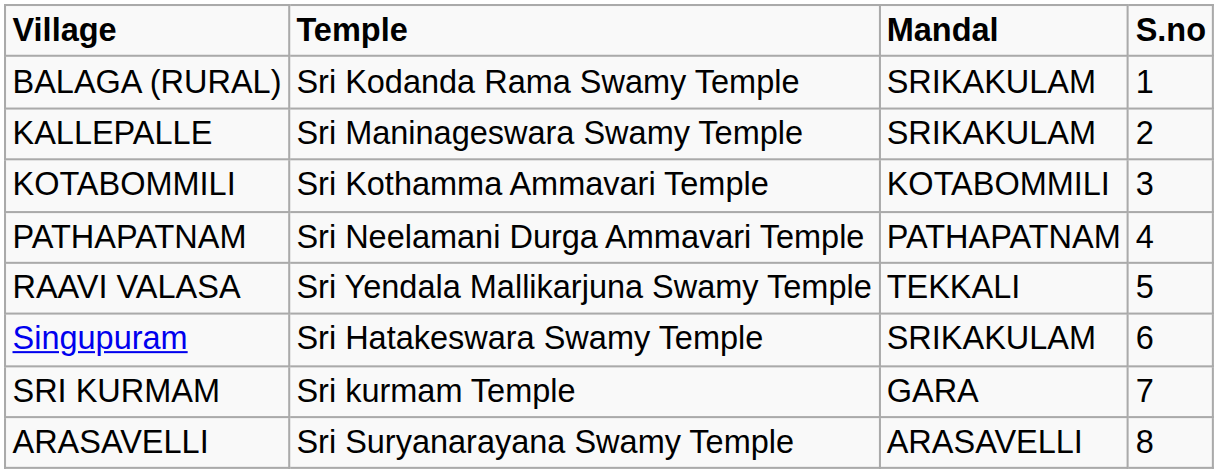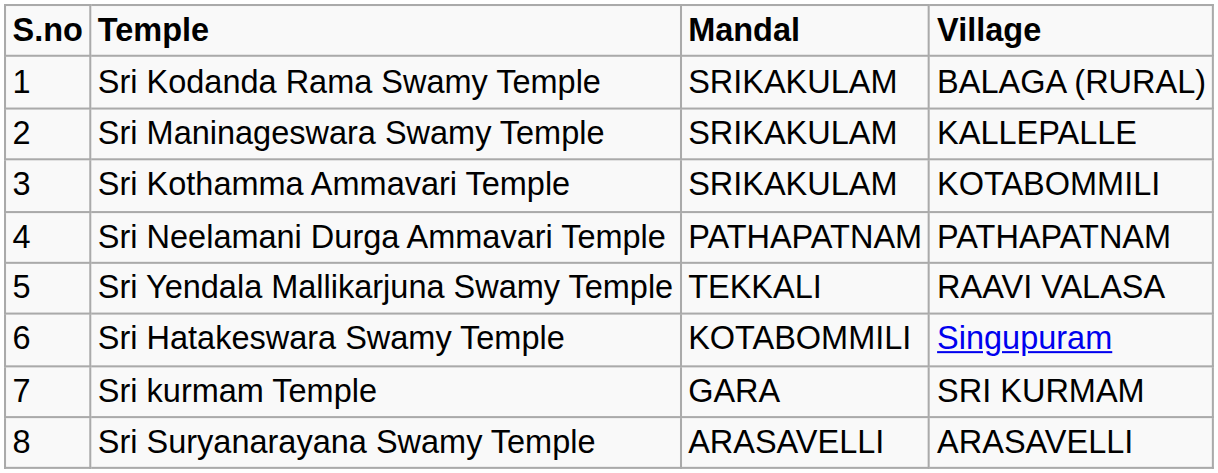columns swapped: (1171, 30) <-> (65, 30)
(998, 184) KOTABOMMILI -> (793, 184) SRIKAKULAM
(991, 339) SRIKAKULAM -> (800, 339) KOTABOMMILI
